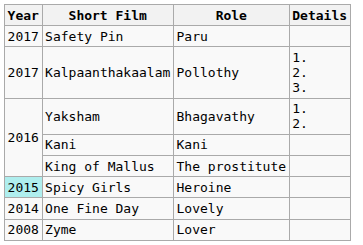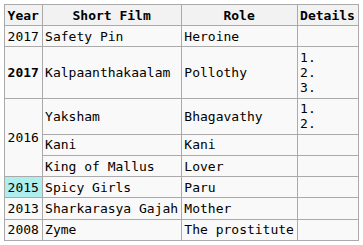(192, 36) Paru -> (212, 36) Heroine
(23, 72) normal -> (23, 72) bold
(231, 166) The prostitute -> (204, 166) Lover
(204, 187) Heroine -> (200, 187) Paru
- row: (92, 208)
+ row: (112, 208)
(196, 230) Lover -> (239, 230) The prostitute
